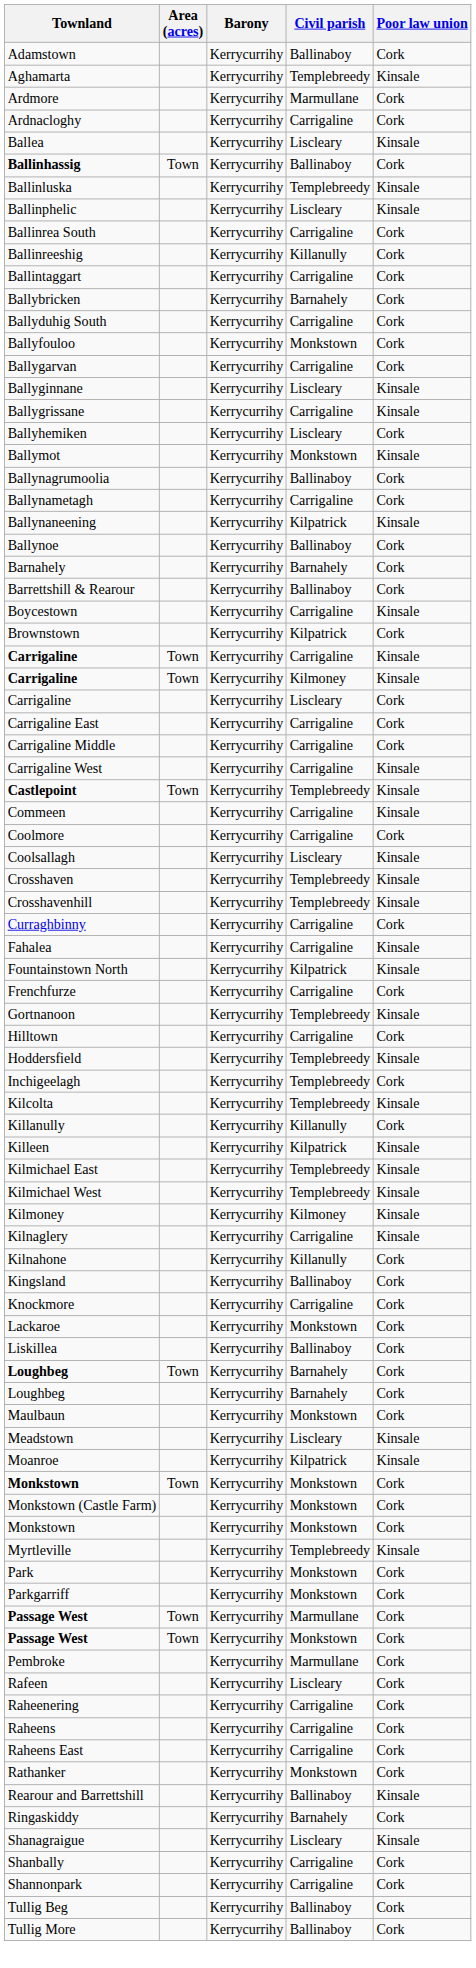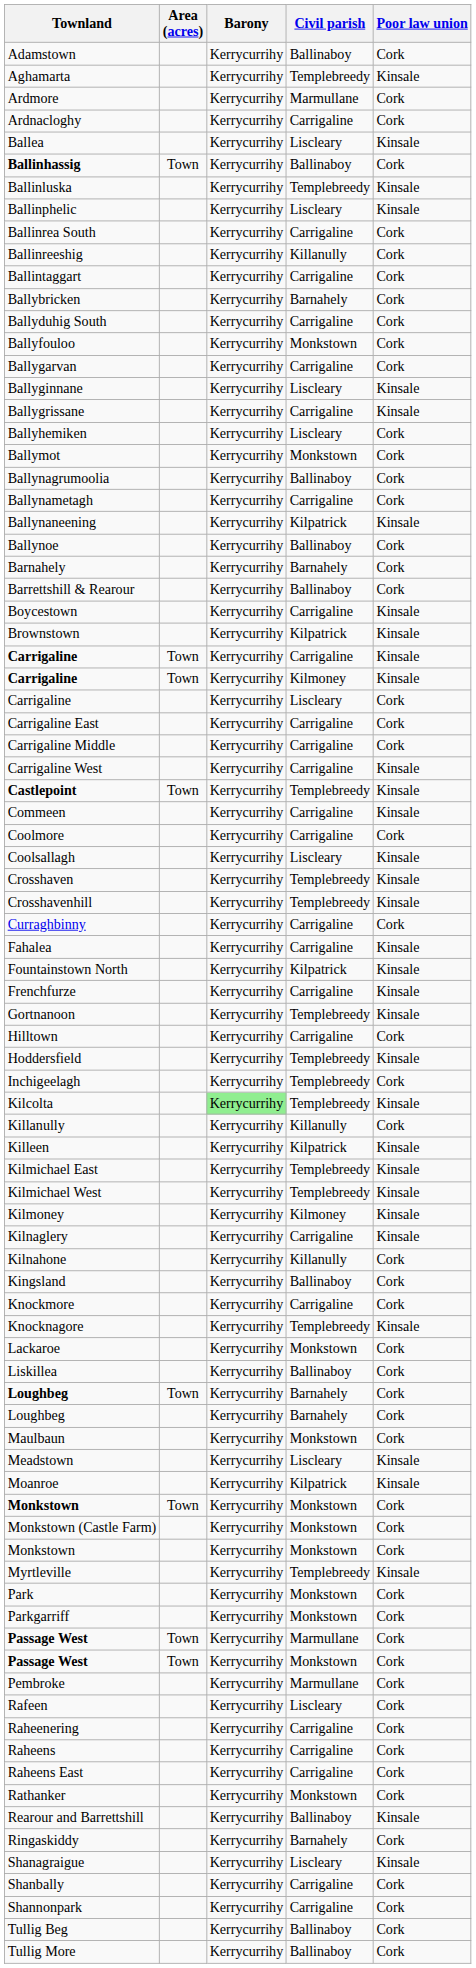(398, 455) Kinsale -> (391, 455) Cork
(391, 634) Cork -> (398, 634) Kinsale
(391, 991) Cork -> (398, 991) Kinsale
(246, 1103) no background -> (246, 1103) lightgreen background
+ row: (46, 1326)
